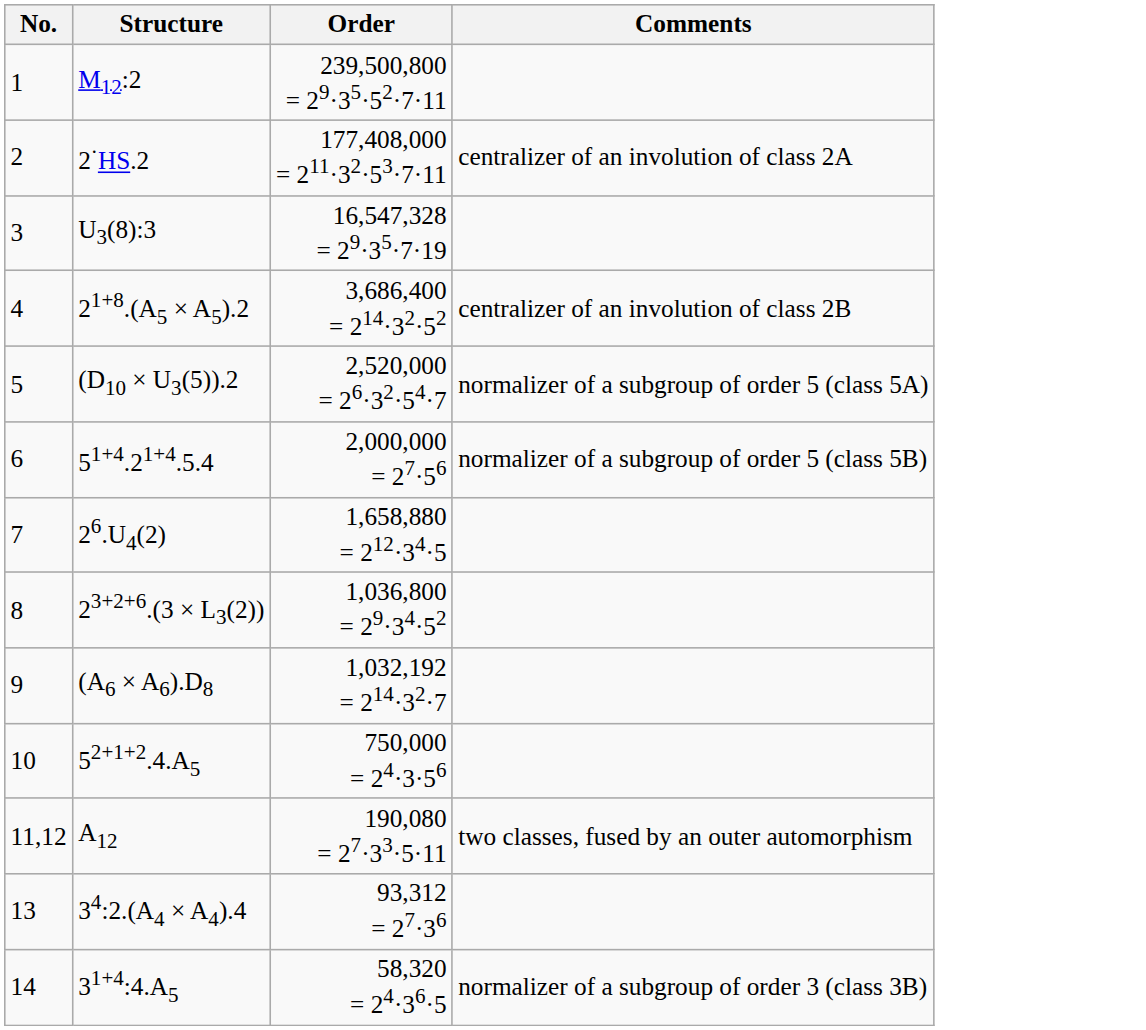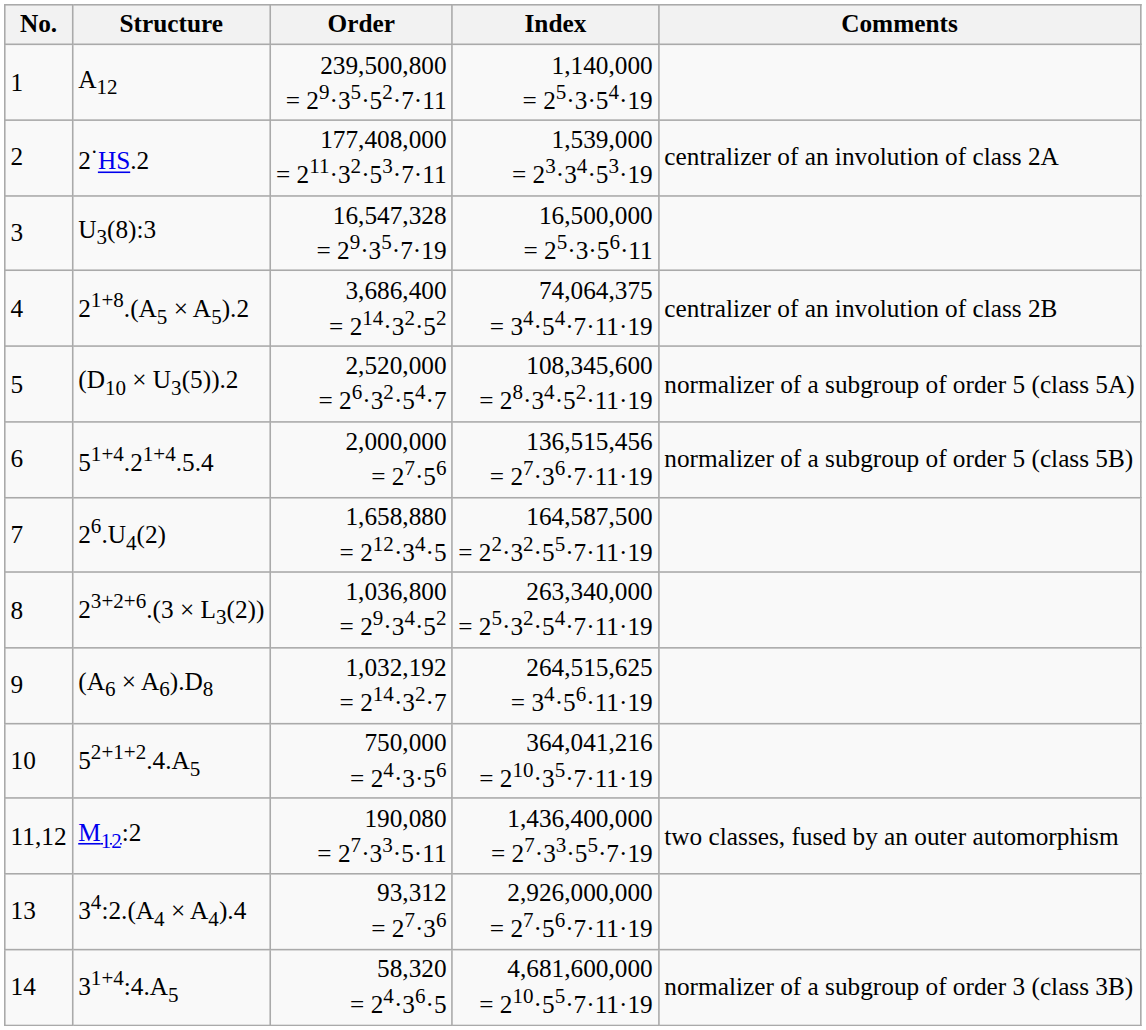+ column: (555, 24)
(110, 82) M12:2 -> (98, 82) A12
(98, 835) A12 -> (110, 835) M12:2
